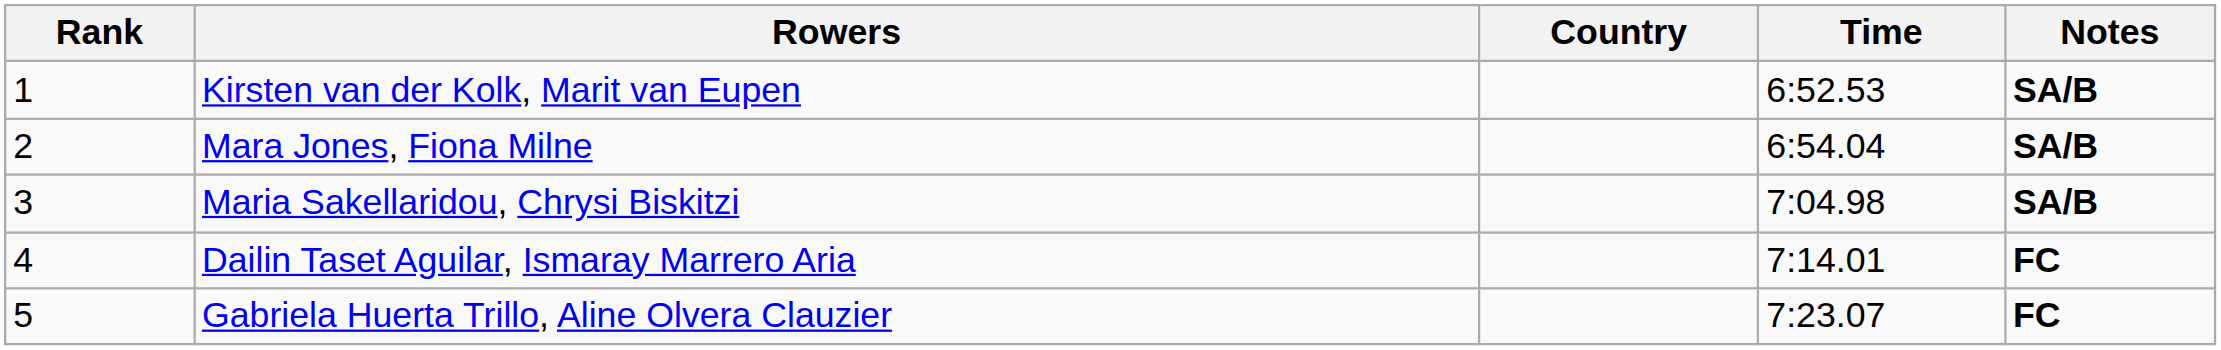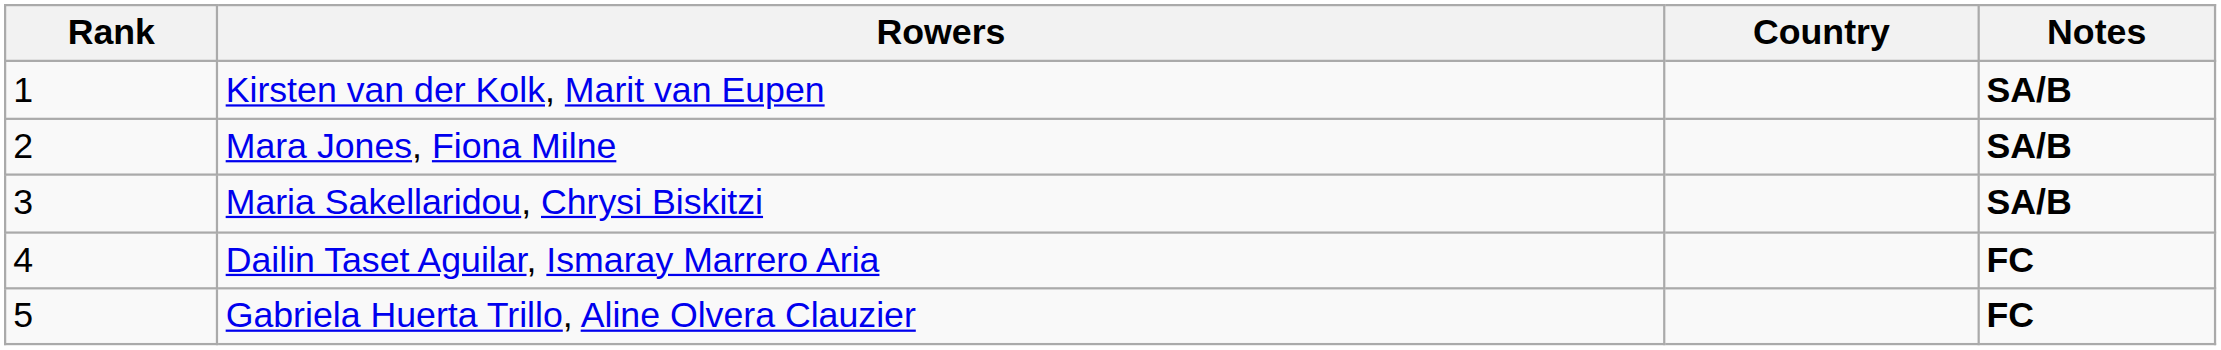- column: (1881, 32)
